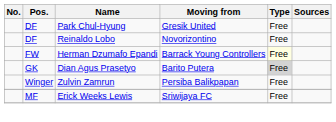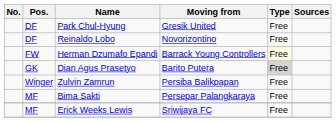+ row: (79, 96)
